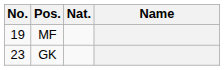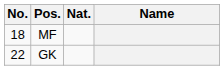(18, 34) 19 -> (18, 34) 18
(18, 55) 23 -> (18, 55) 22
